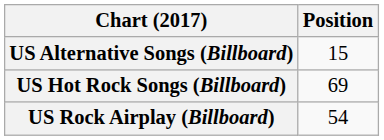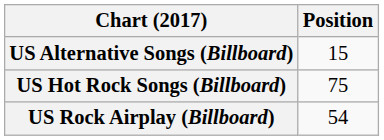(338, 85) 69 -> (338, 85) 75
